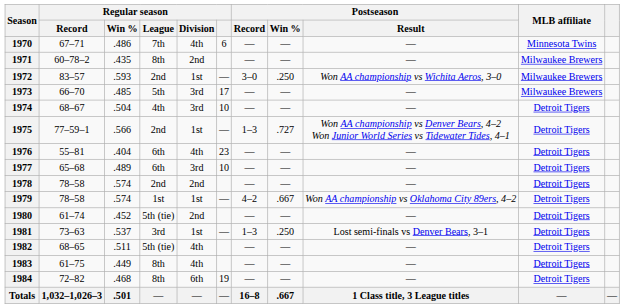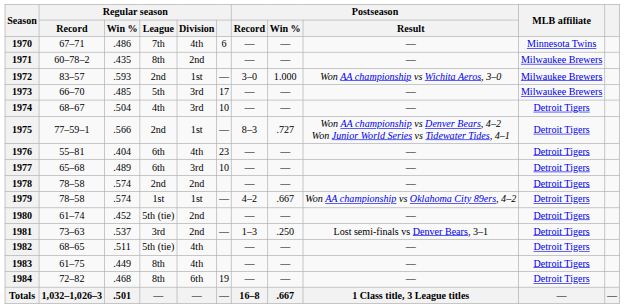(285, 76) .250 -> (285, 76) 1.000
(249, 130) 1–3 -> (249, 130) 8–3
(197, 231) 1st -> (197, 231) 2nd
